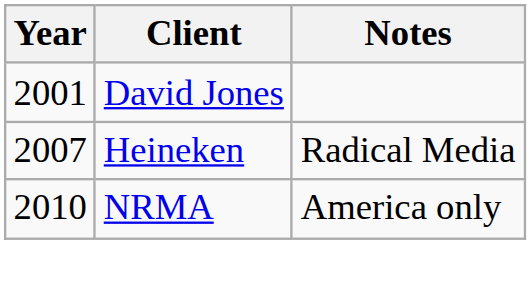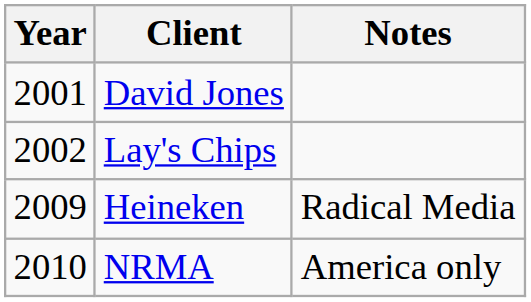+ row: (190, 149)
(50, 149) 2007 -> (50, 207) 2009
